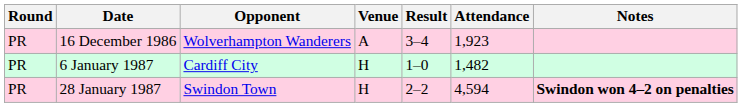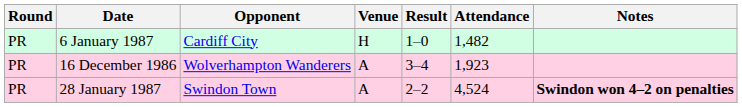rows swapped: (118, 41) <-> (106, 65)
(364, 89) H -> (364, 89) A
(472, 89) 4,594 -> (472, 89) 4,524
